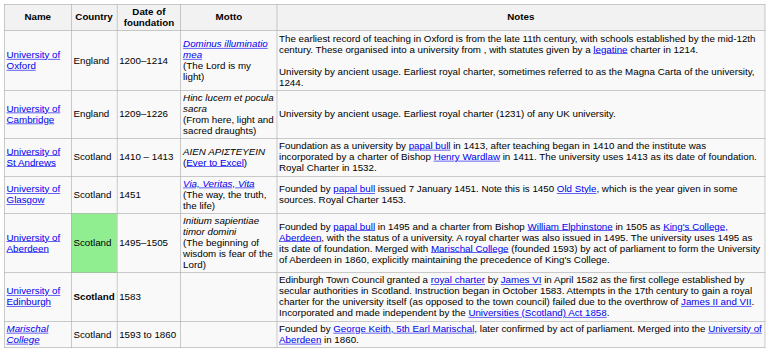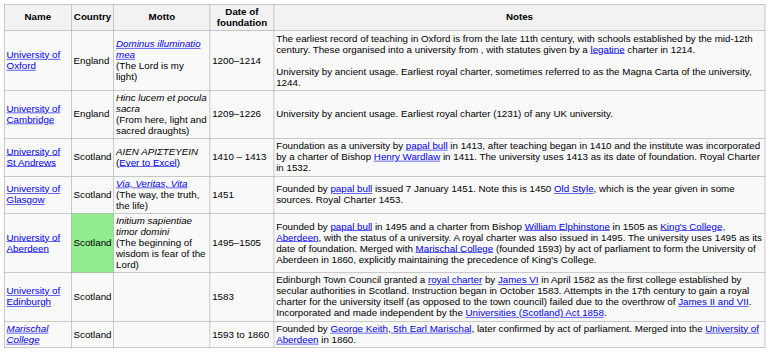columns swapped: (149, 17) <-> (229, 17)
(94, 297) bold -> (93, 297) normal
